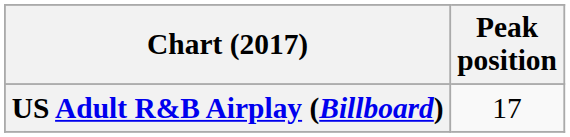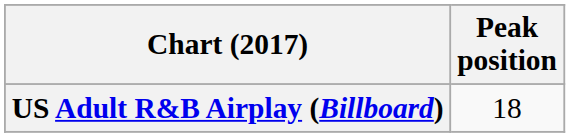(507, 107) 17 -> (507, 107) 18
